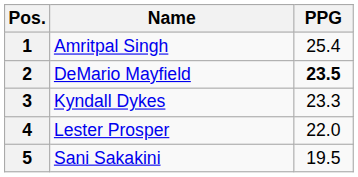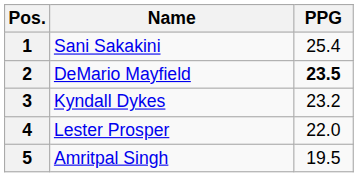(111, 46) Amritpal Singh -> (107, 46) Sani Sakakini
(323, 102) 23.3 -> (323, 102) 23.2
(107, 158) Sani Sakakini -> (111, 158) Amritpal Singh
